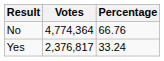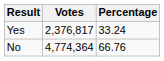rows swapped: (16, 47) <-> (14, 30)
